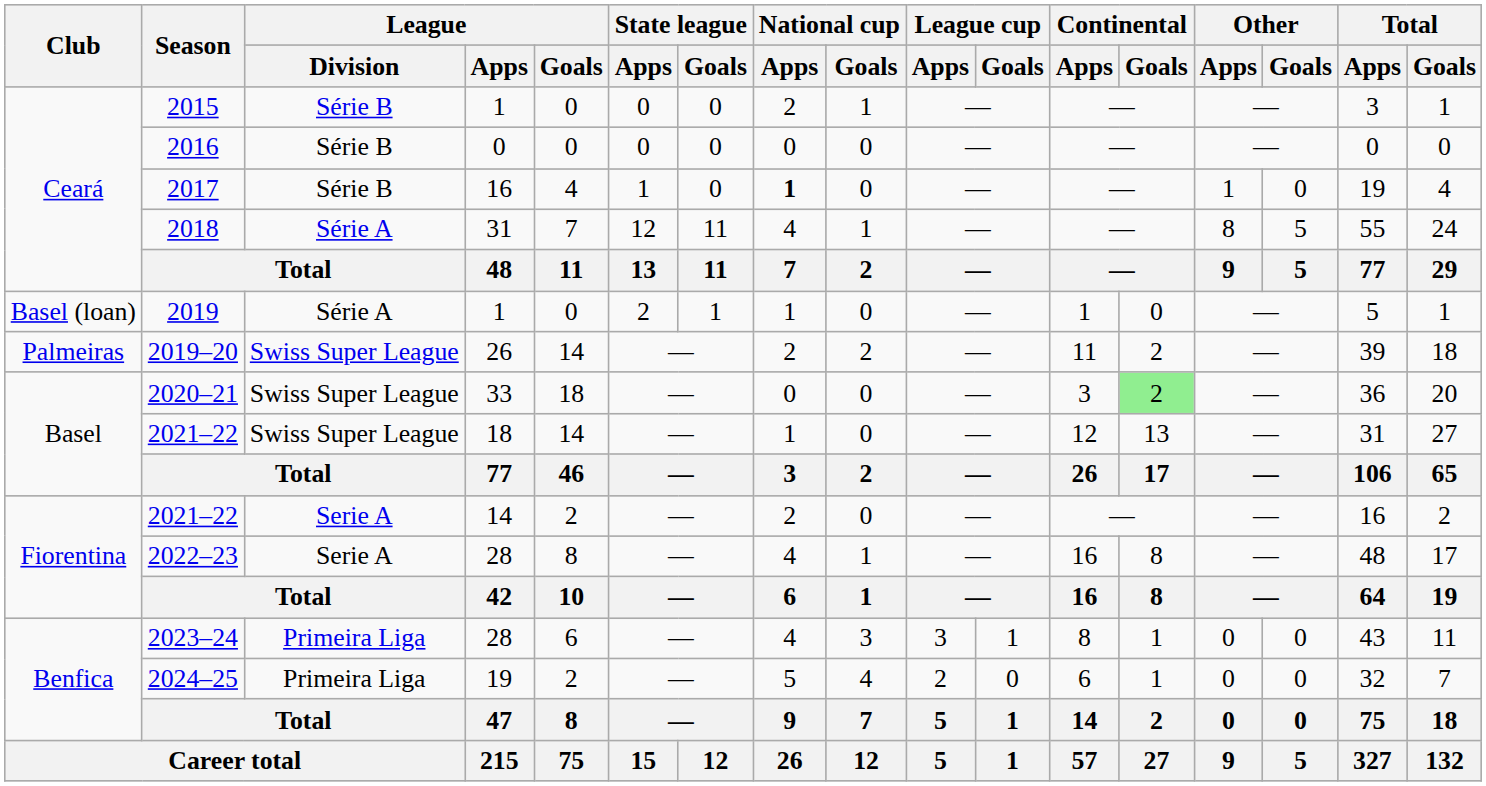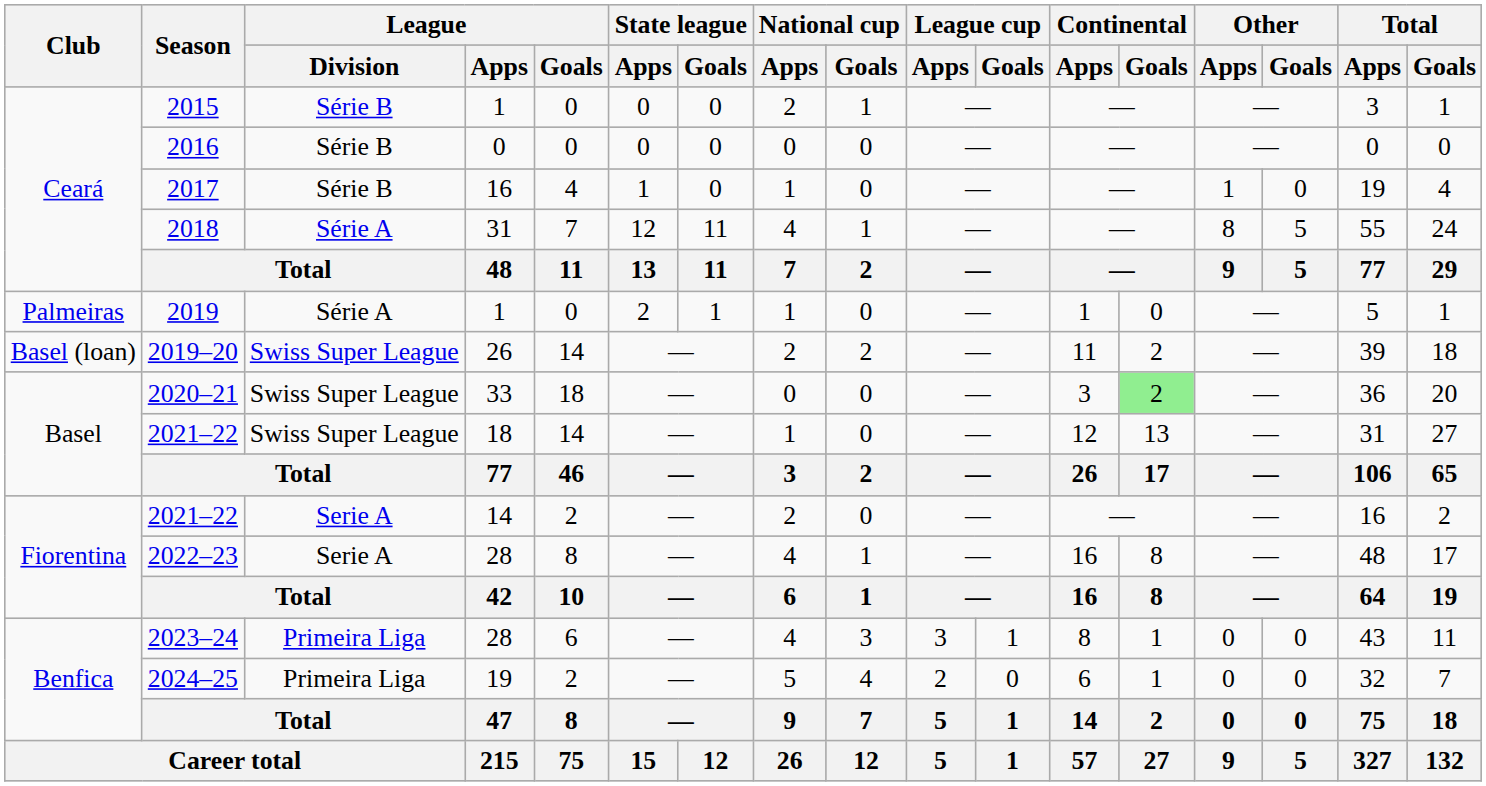(790, 188) bold -> (790, 188) normal
(73, 310) Basel (loan) -> (73, 310) Palmeiras
(73, 351) Palmeiras -> (73, 351) Basel (loan)
